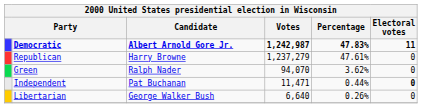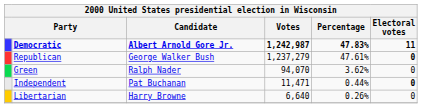(157, 58) Harry Browne -> (171, 58) George Walker Bush
(413, 58) normal -> (413, 58) bold
(171, 97) George Walker Bush -> (157, 97) Harry Browne
